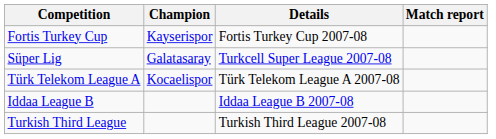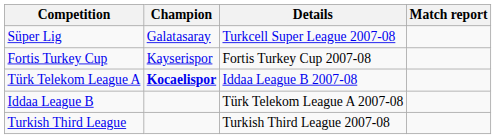rows swapped: (35, 58) <-> (57, 36)
(180, 79) normal -> (181, 79) bold
(309, 79) Türk Telekom League A 2007-08 -> (290, 79) Iddaa League B 2007-08
(286, 101) Iddaa League B 2007-08 -> (313, 101) Türk Telekom League A 2007-08
